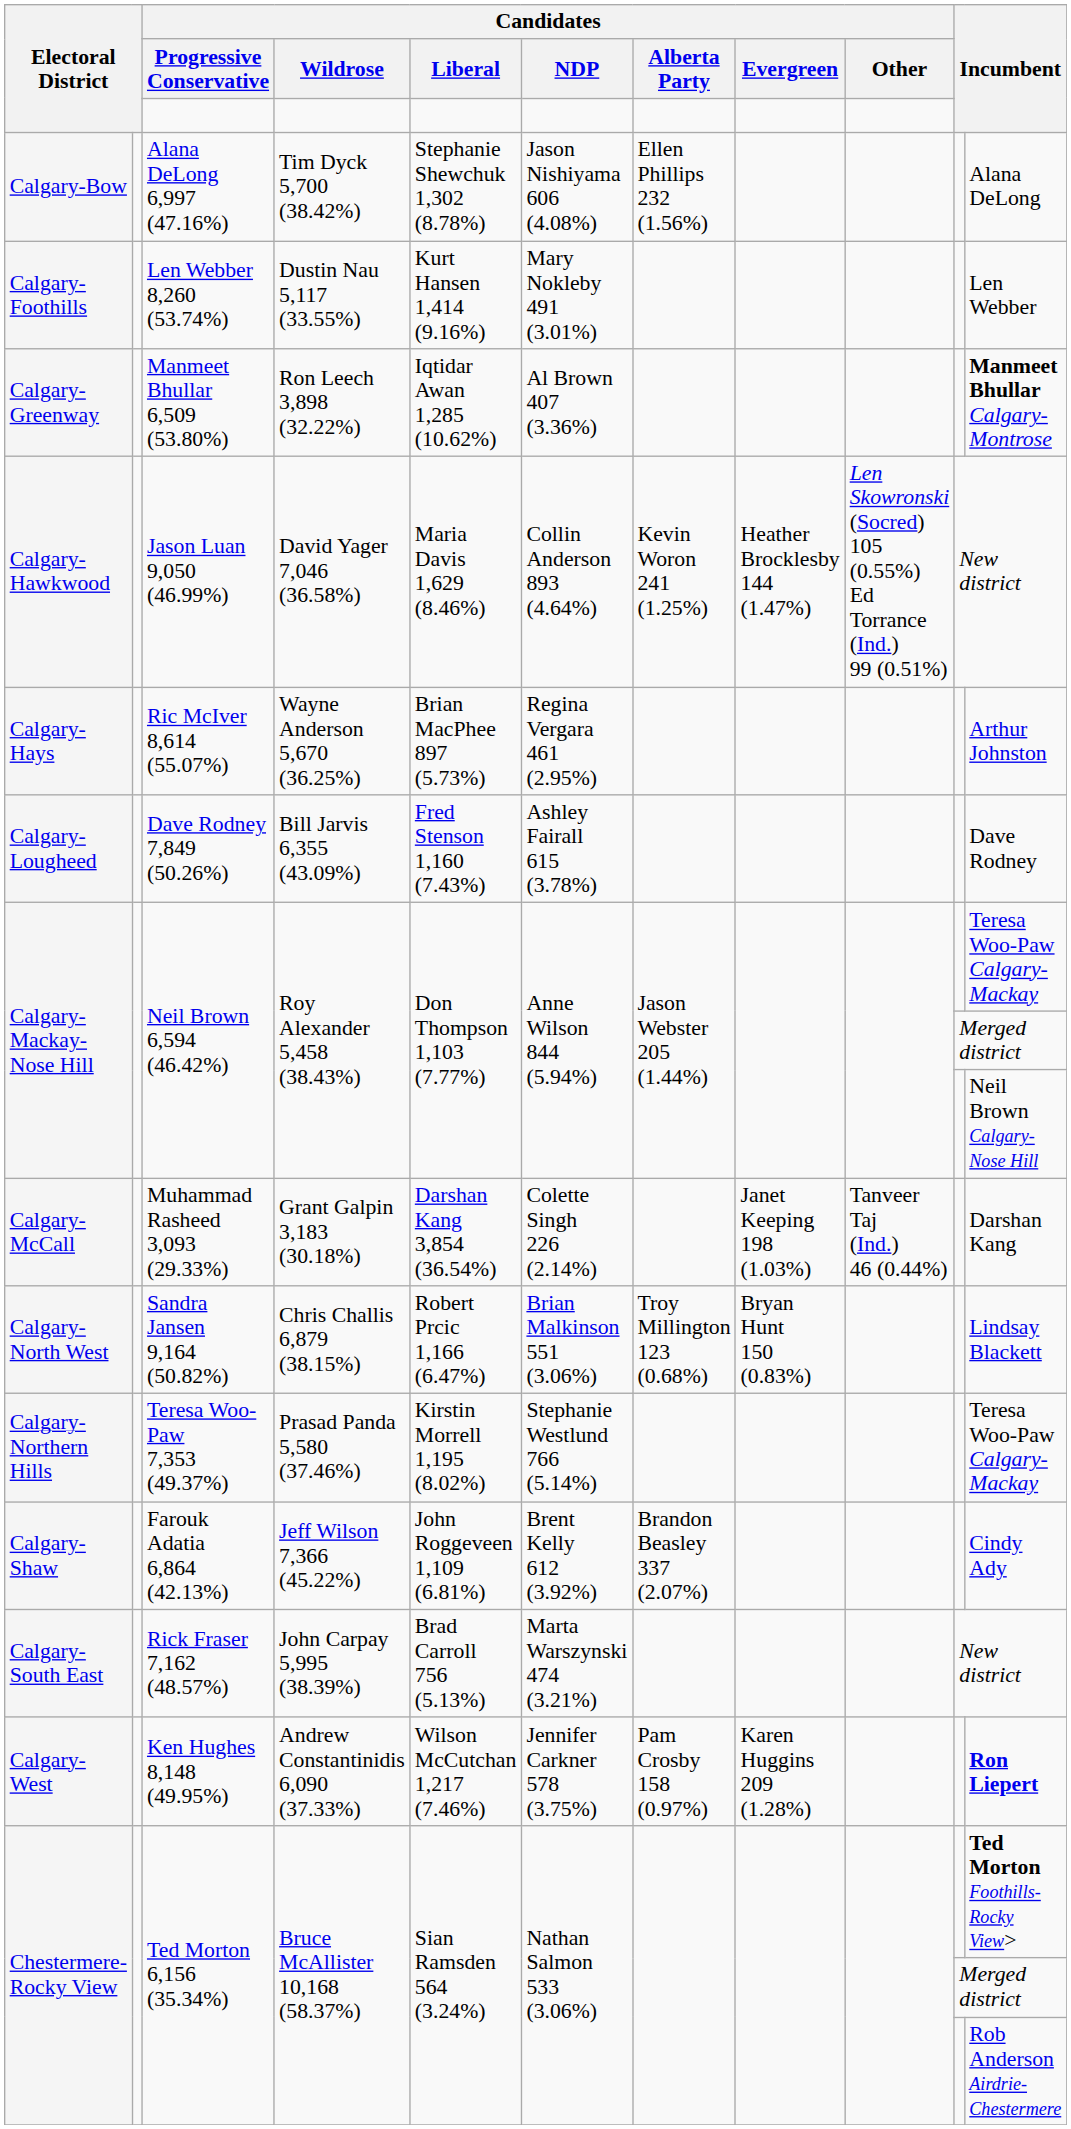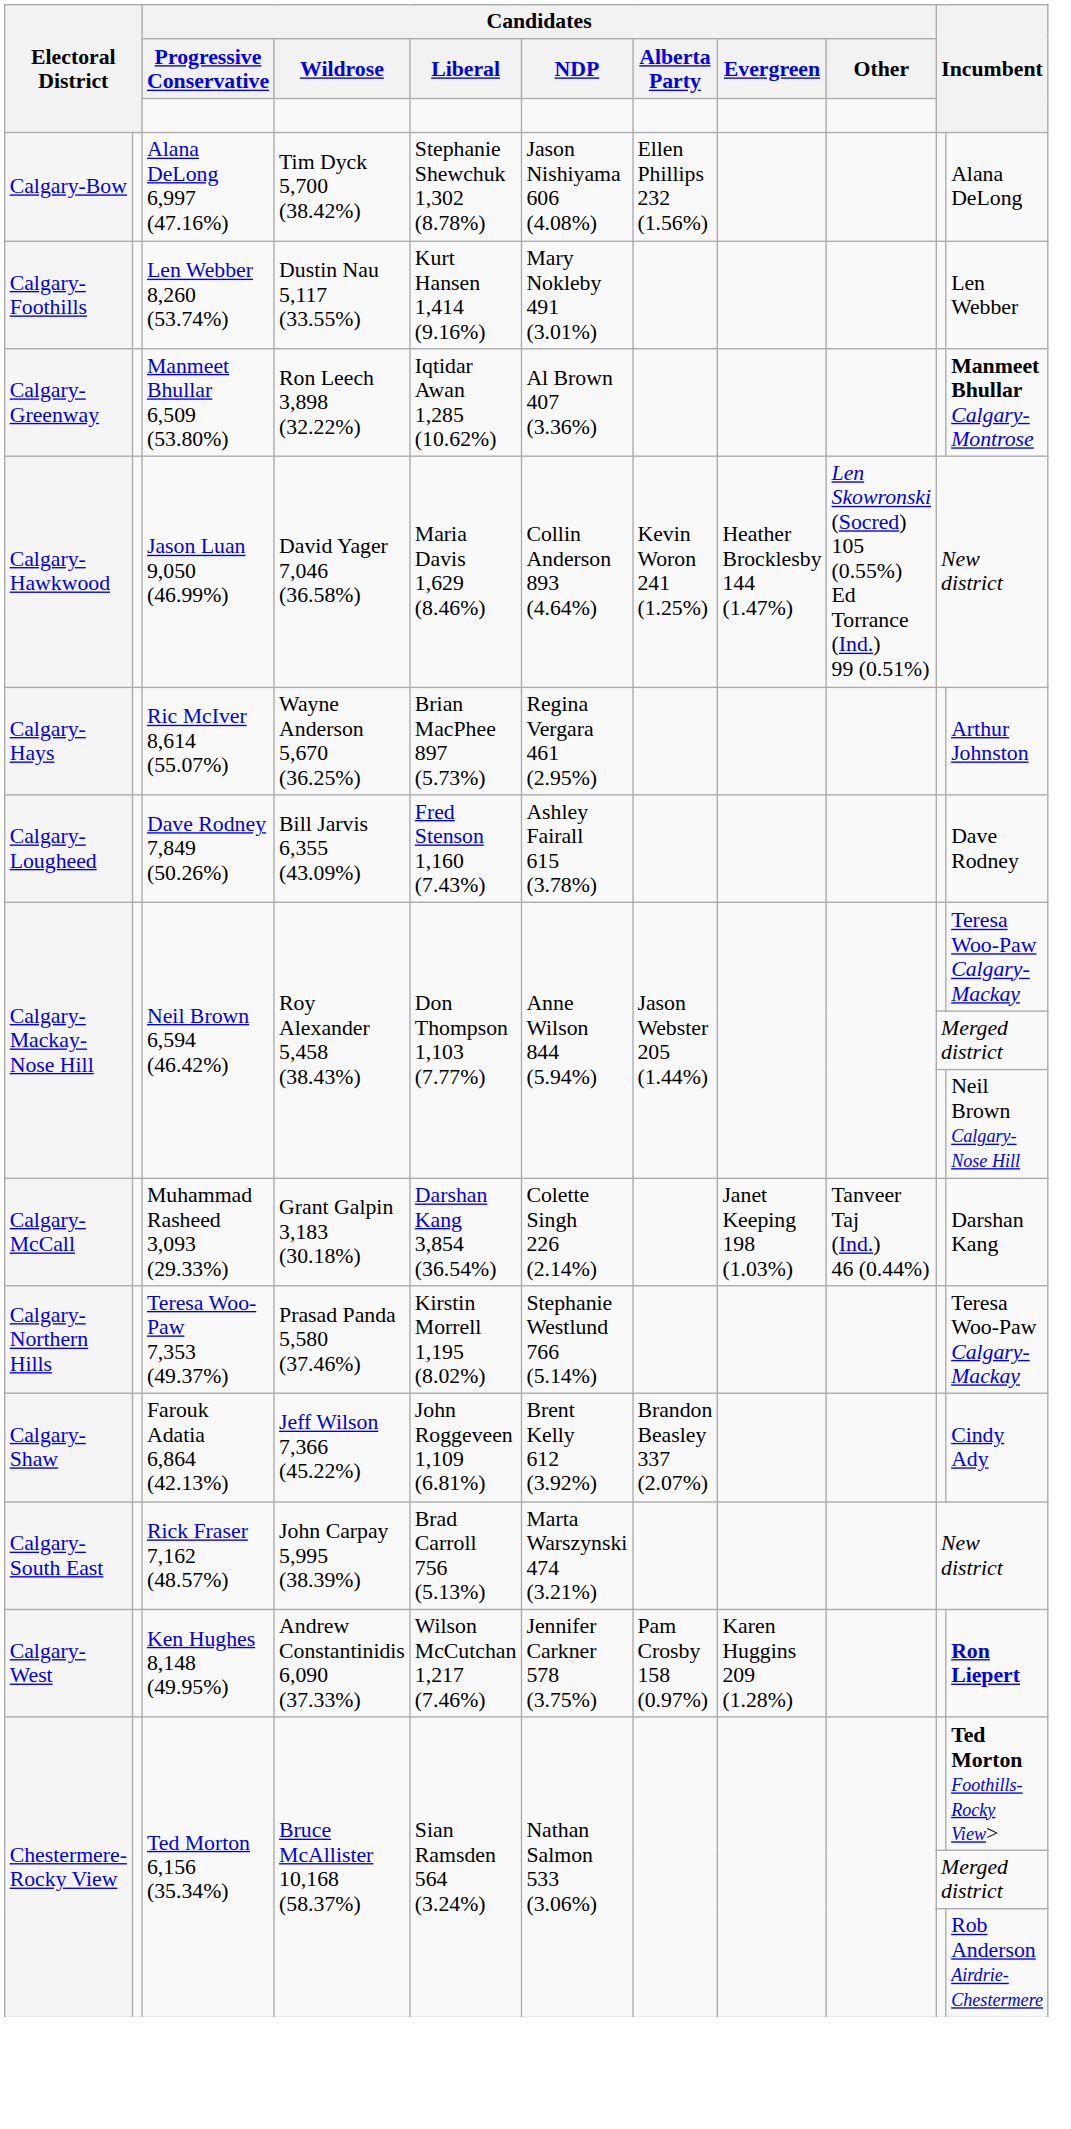- row: (59, 1339)
